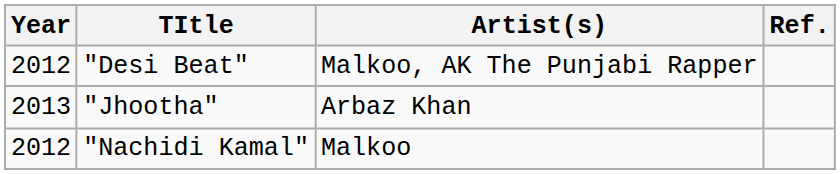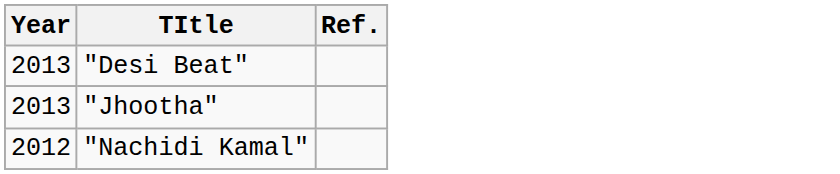- column: (539, 25)
(41, 66) 2012 -> (41, 66) 2013
